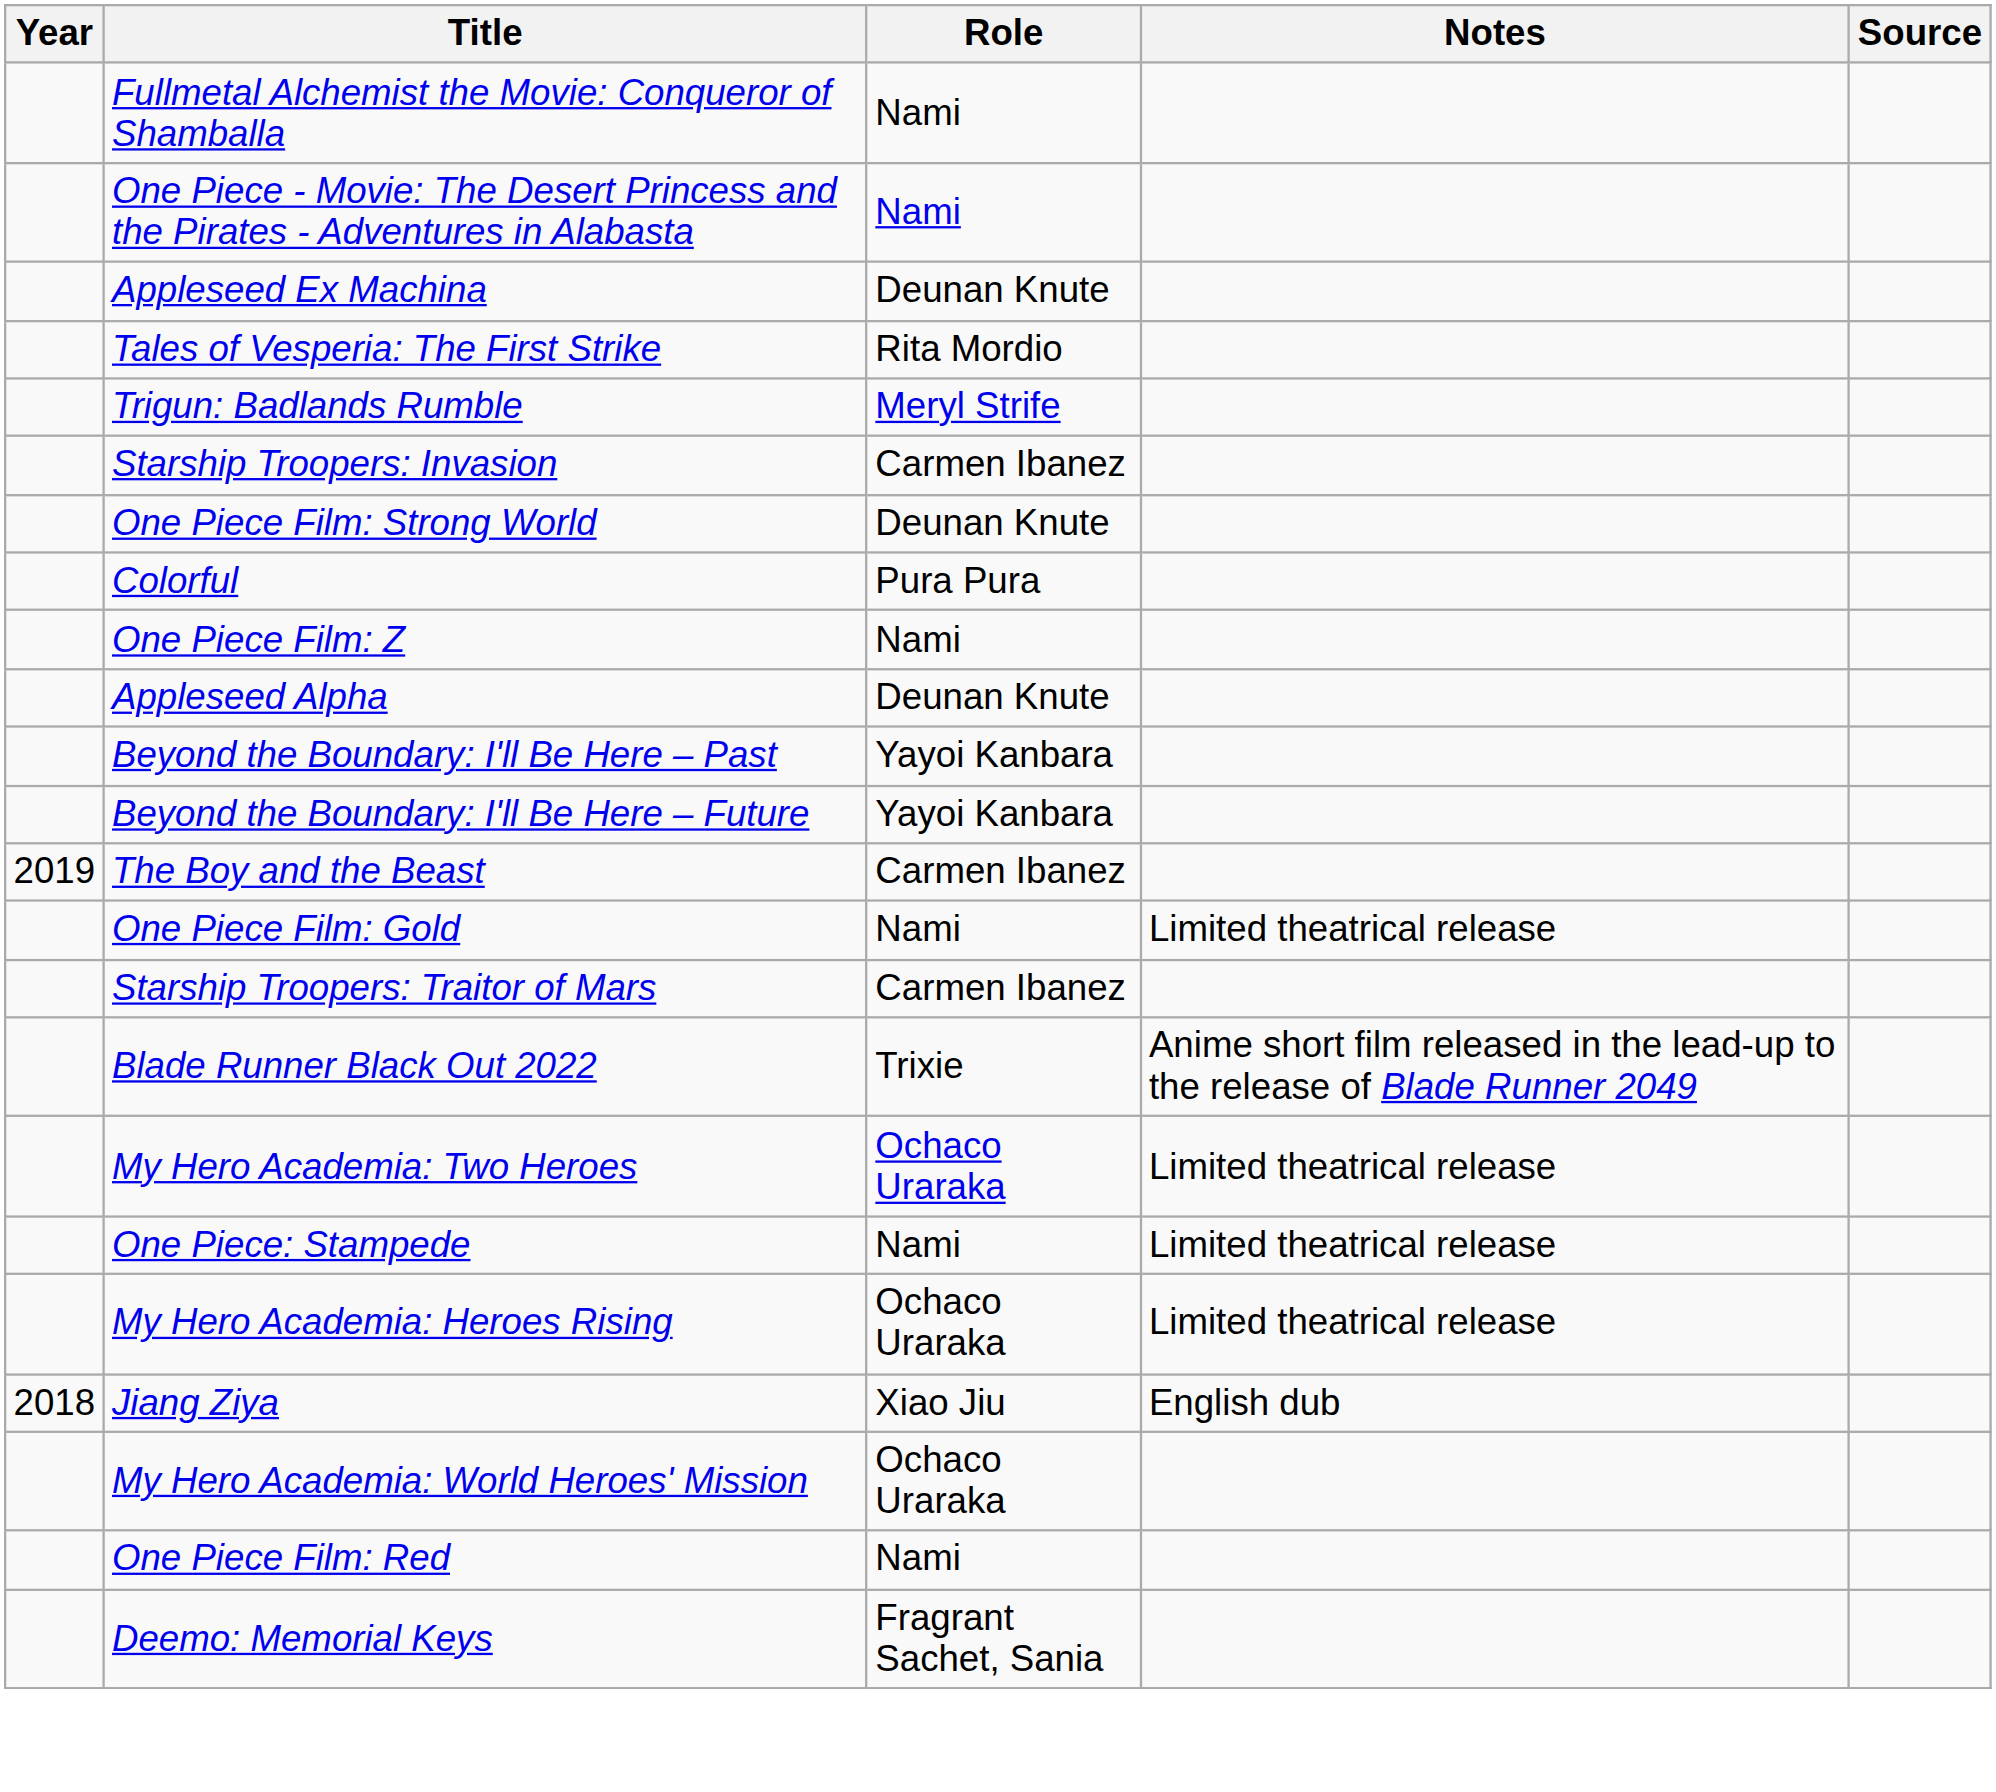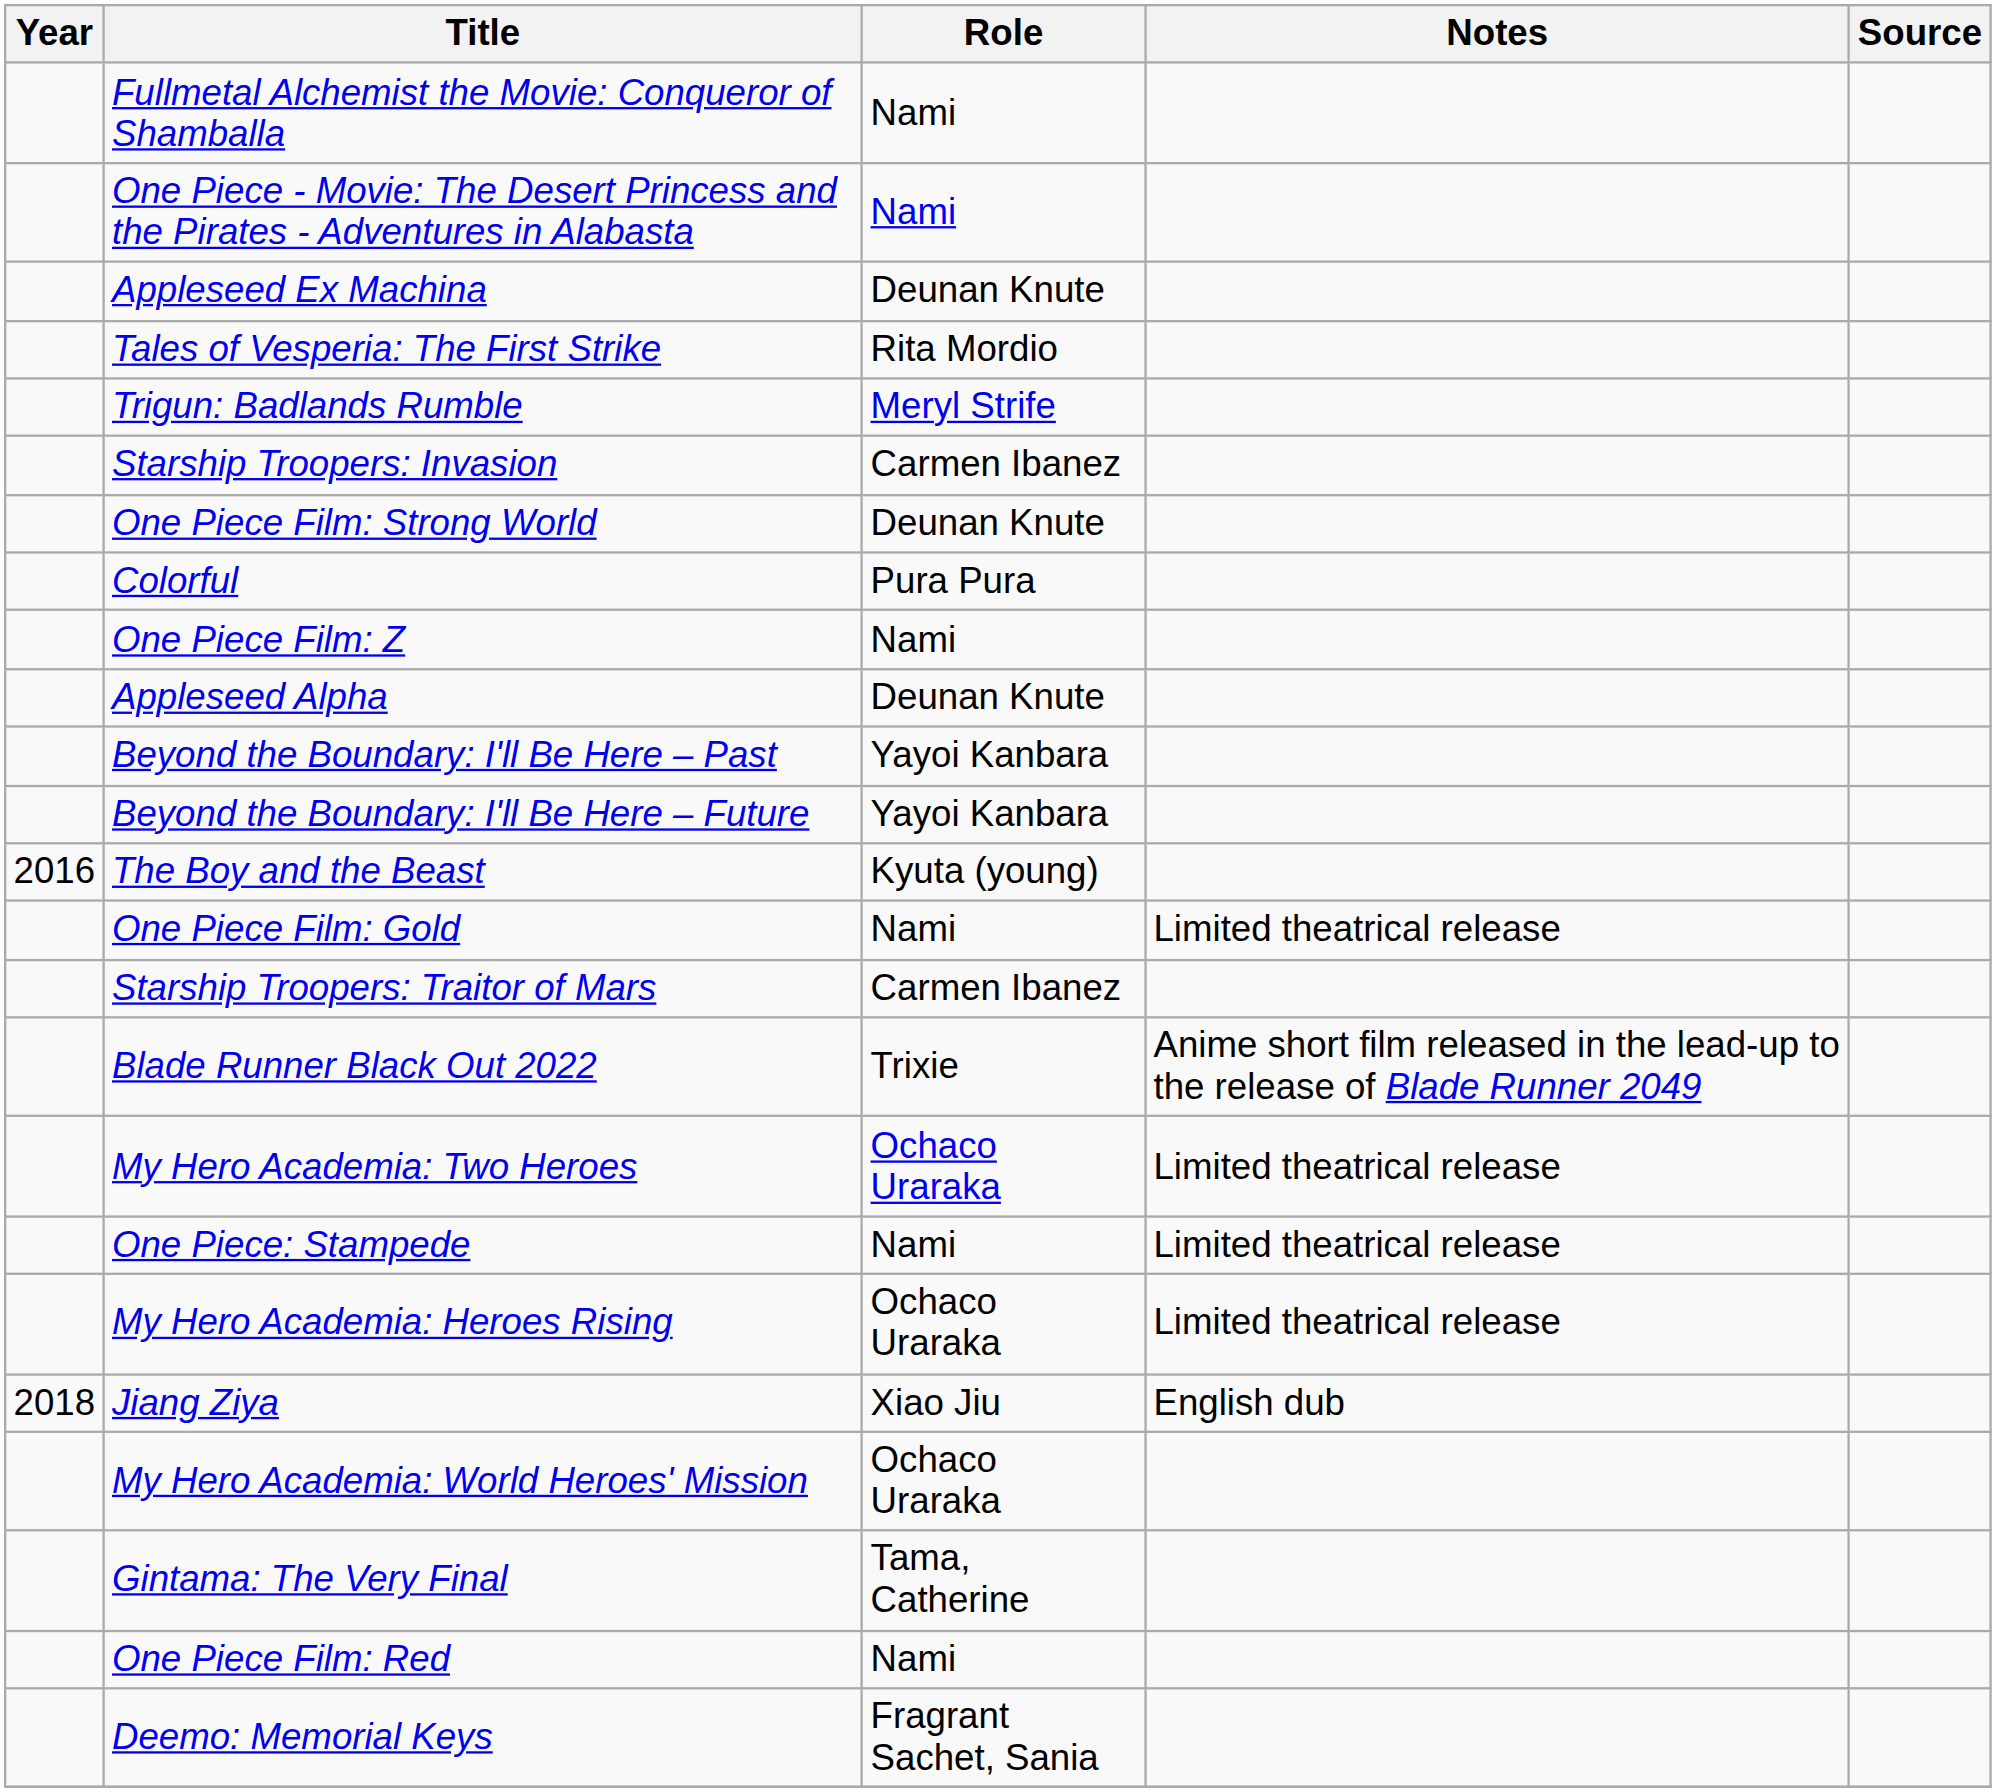(54, 871) 2019 -> (54, 871) 2016
(1001, 871) Carmen Ibanez -> (985, 871) Kyuta (young)
+ row: (310, 1579)
